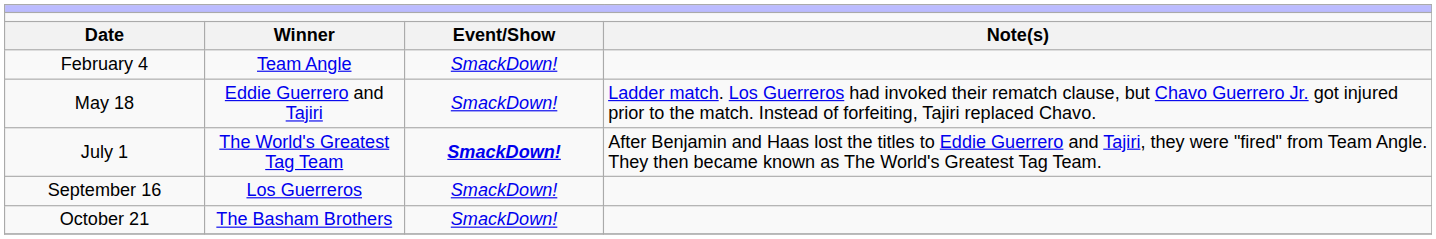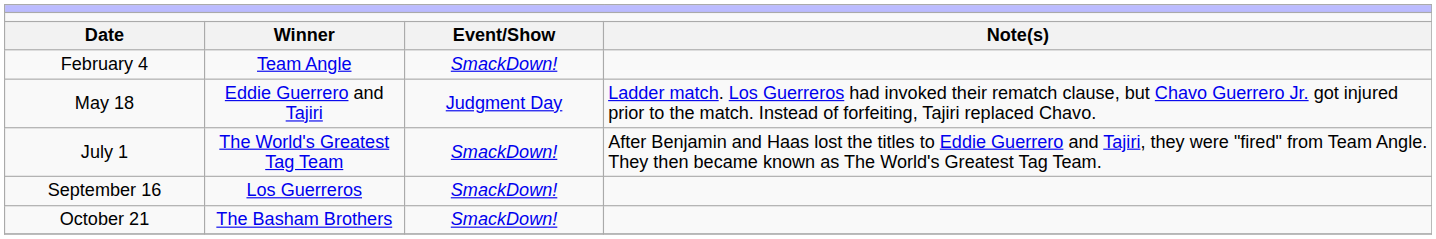(504, 103) SmackDown! -> (504, 103) Judgment Day
(504, 152) bold -> (504, 152) normal
